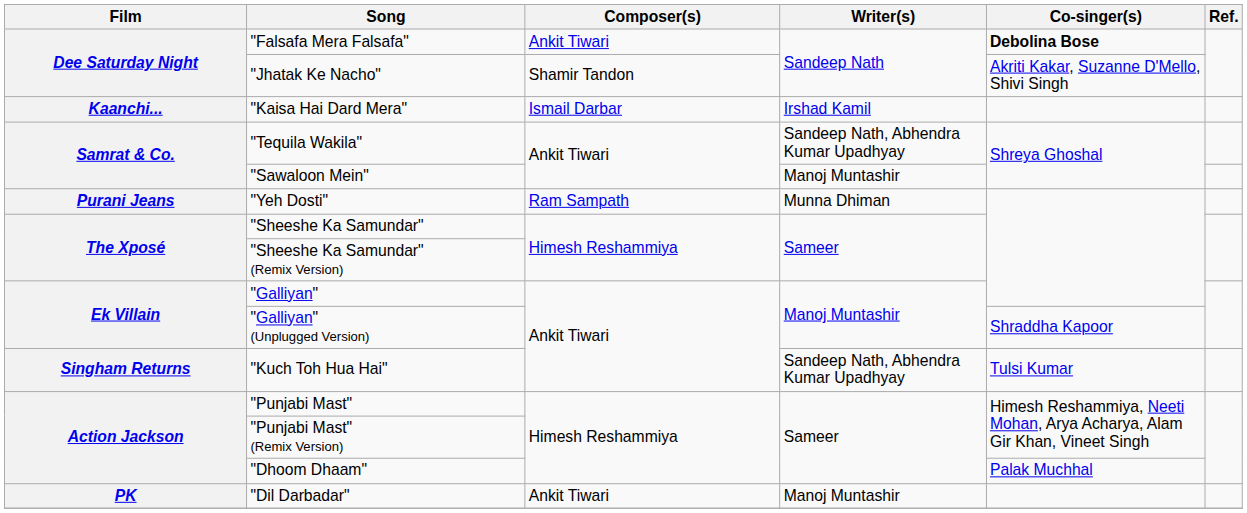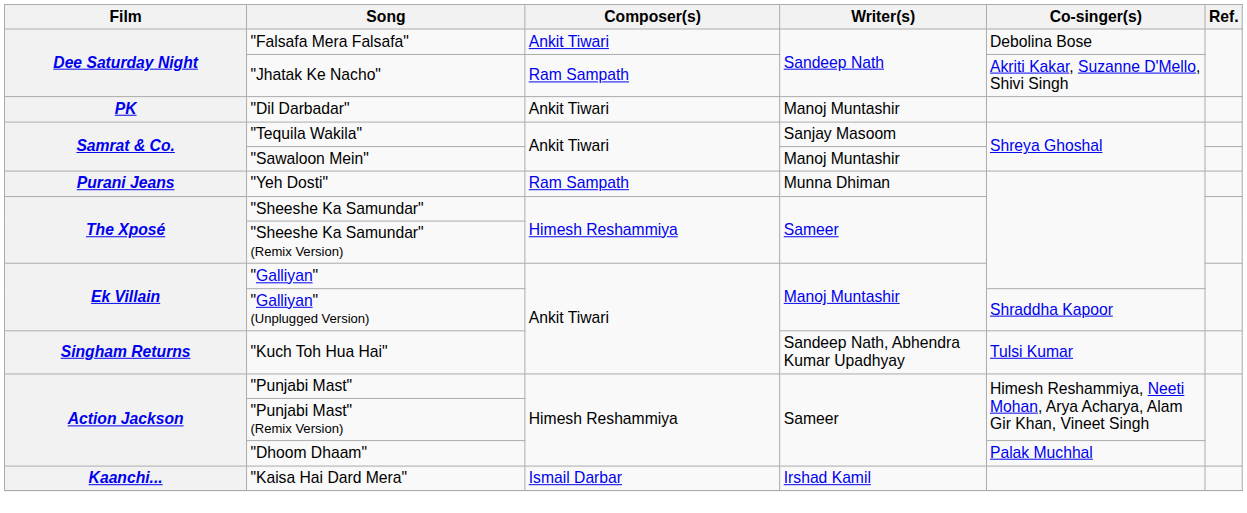(1044, 41) bold -> (1041, 41) normal
(581, 75) Shamir Tandon -> (579, 75) Ram Sampath
rows swapped: (329, 109) <-> (300, 495)
(872, 142) Sandeep Nath, Abhendra Kumar Upadhyay -> (840, 134) Sanjay Masoom
